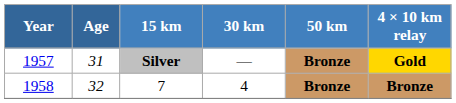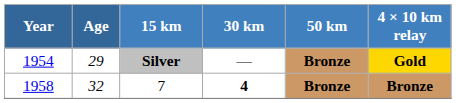(38, 60) 1957 -> (38, 60) 1954
(96, 60) 31 -> (96, 60) 29
(244, 86) normal -> (244, 86) bold
